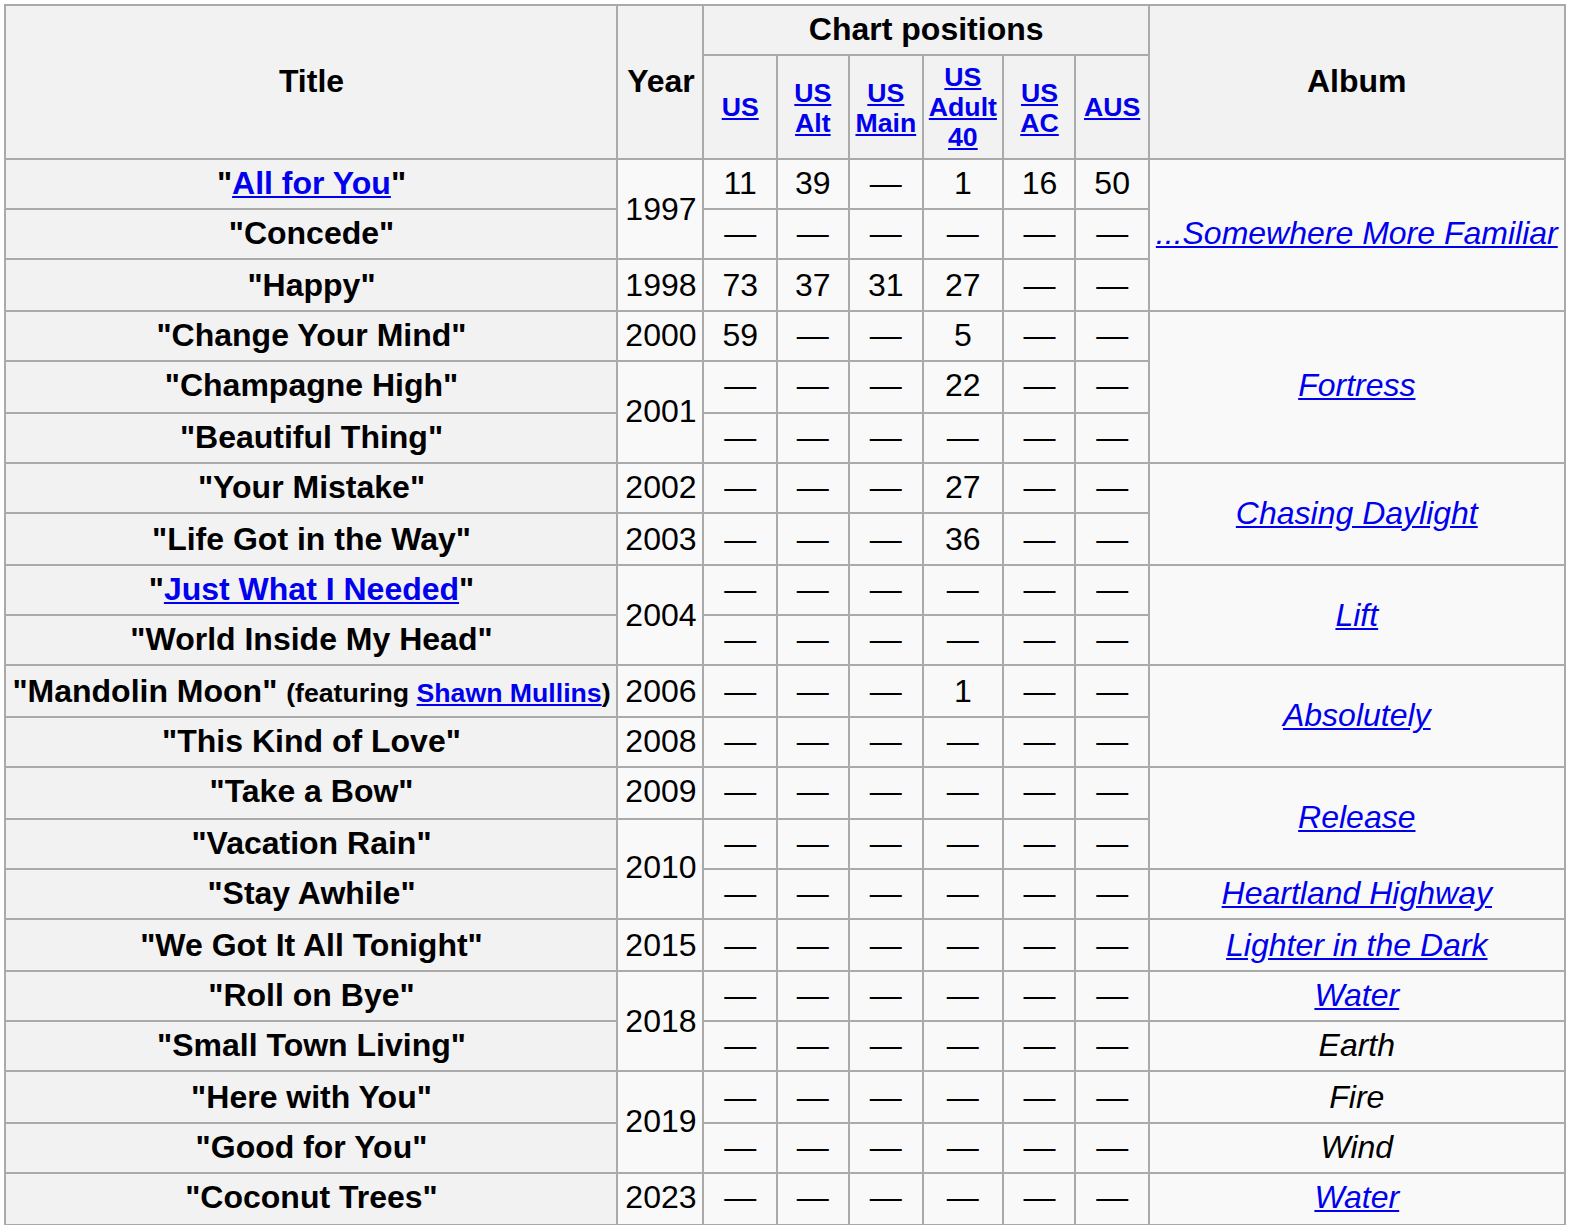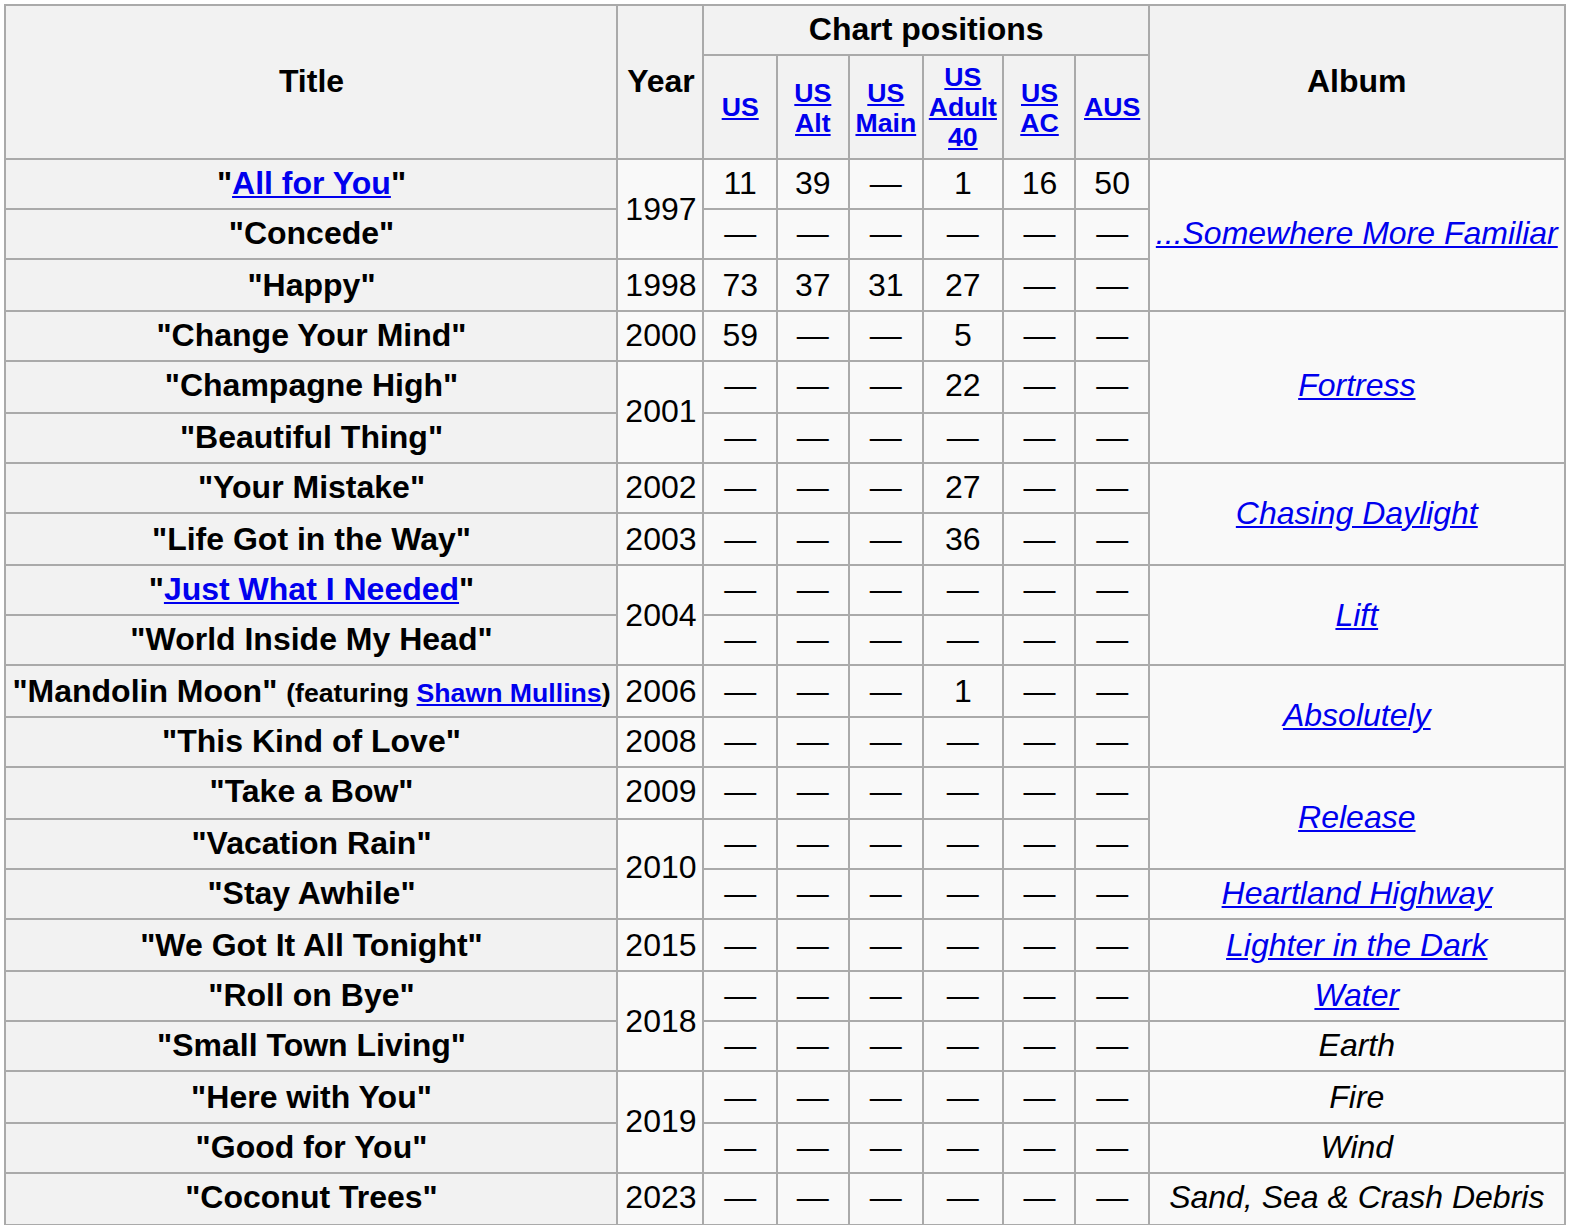(1357, 1198) Water -> (1357, 1198) Sand, Sea & Crash Debris
